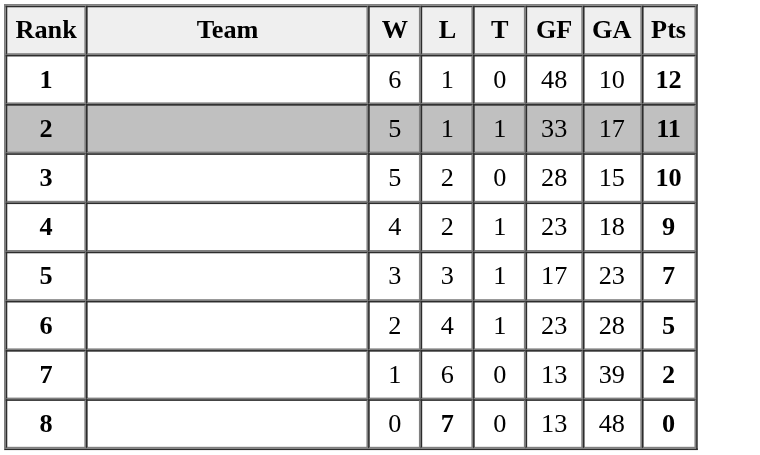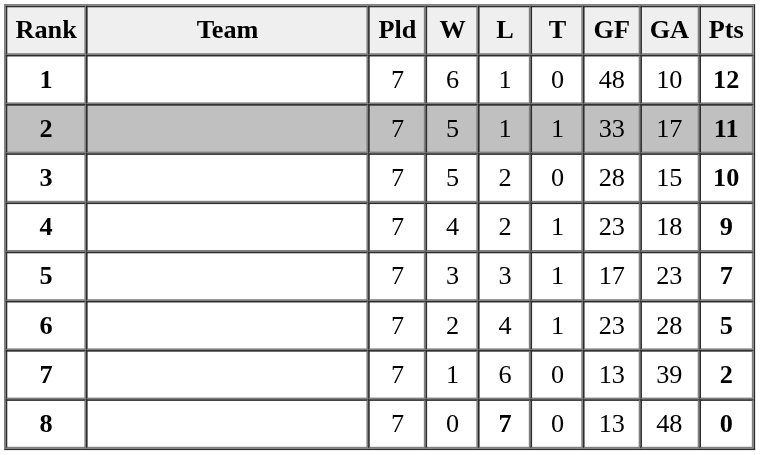+ column: (397, 29)
